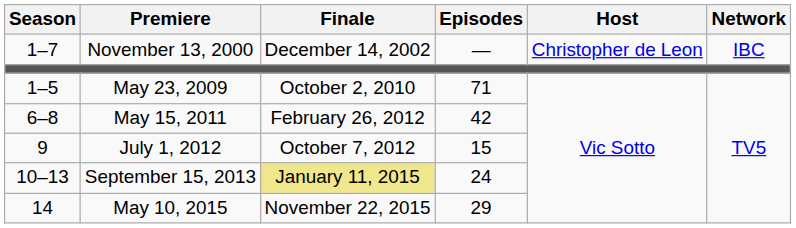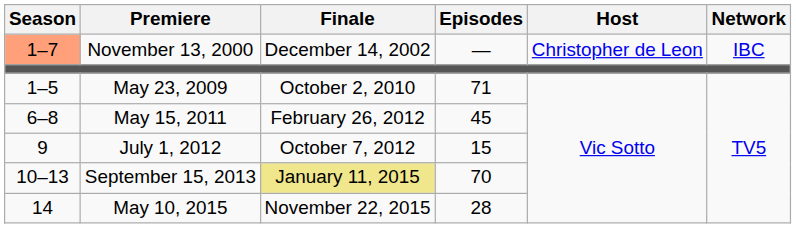(43, 49) no background -> (43, 49) lightsalmon background
(481, 118) 42 -> (481, 118) 45
(481, 177) 24 -> (481, 177) 70
(481, 207) 29 -> (481, 207) 28
